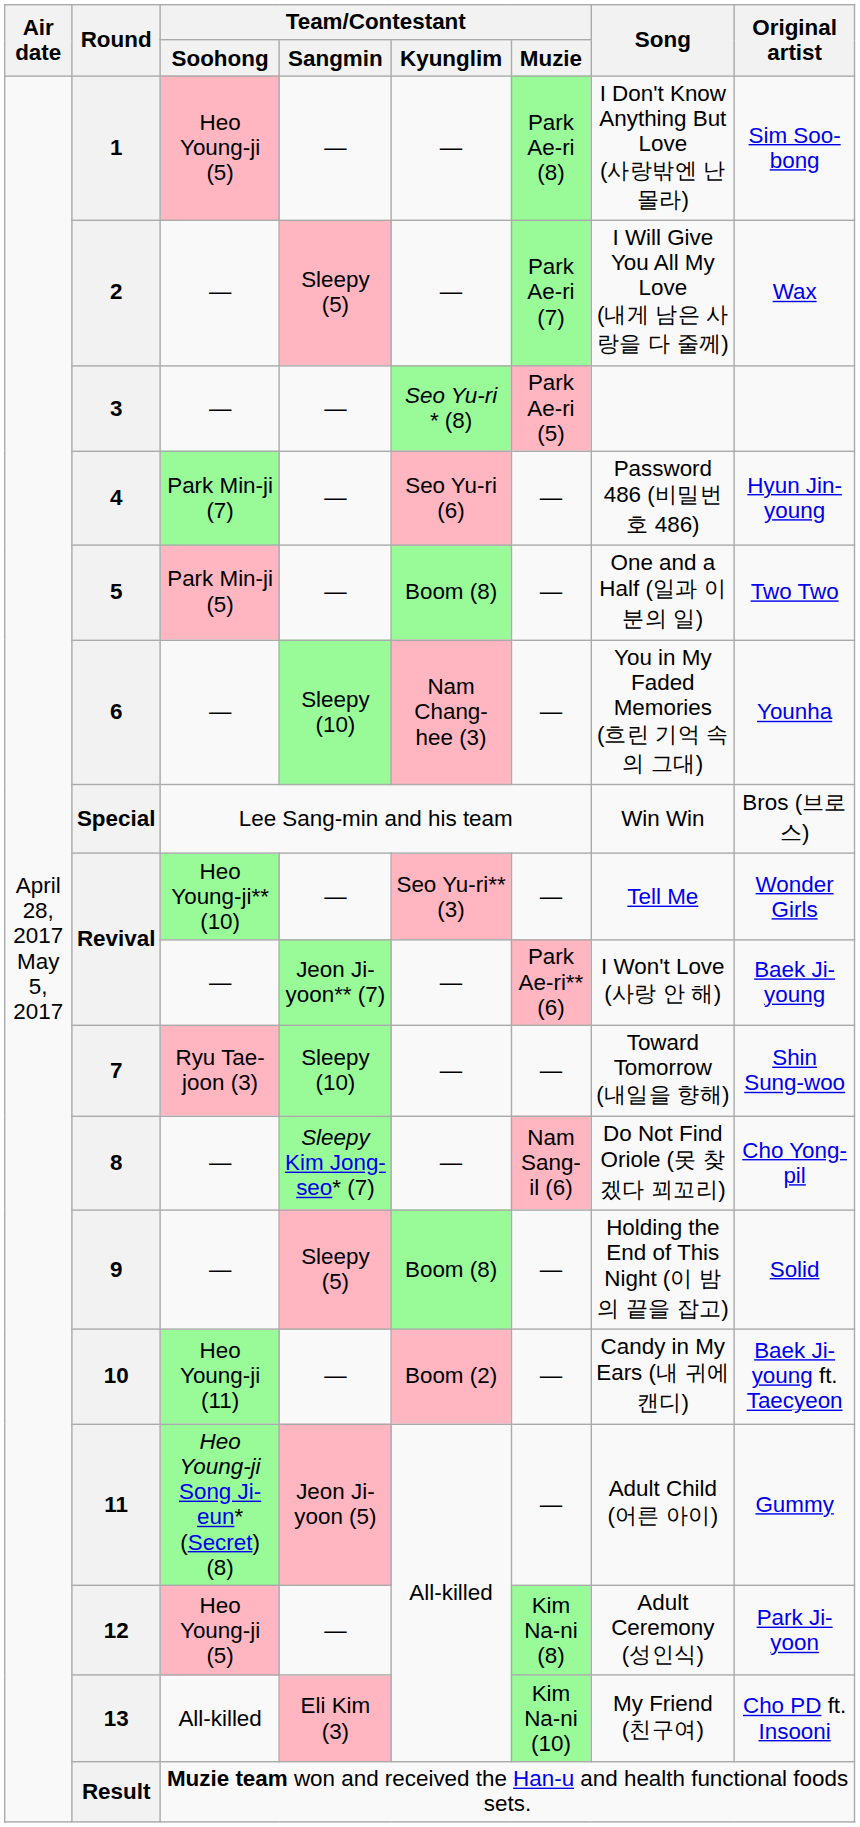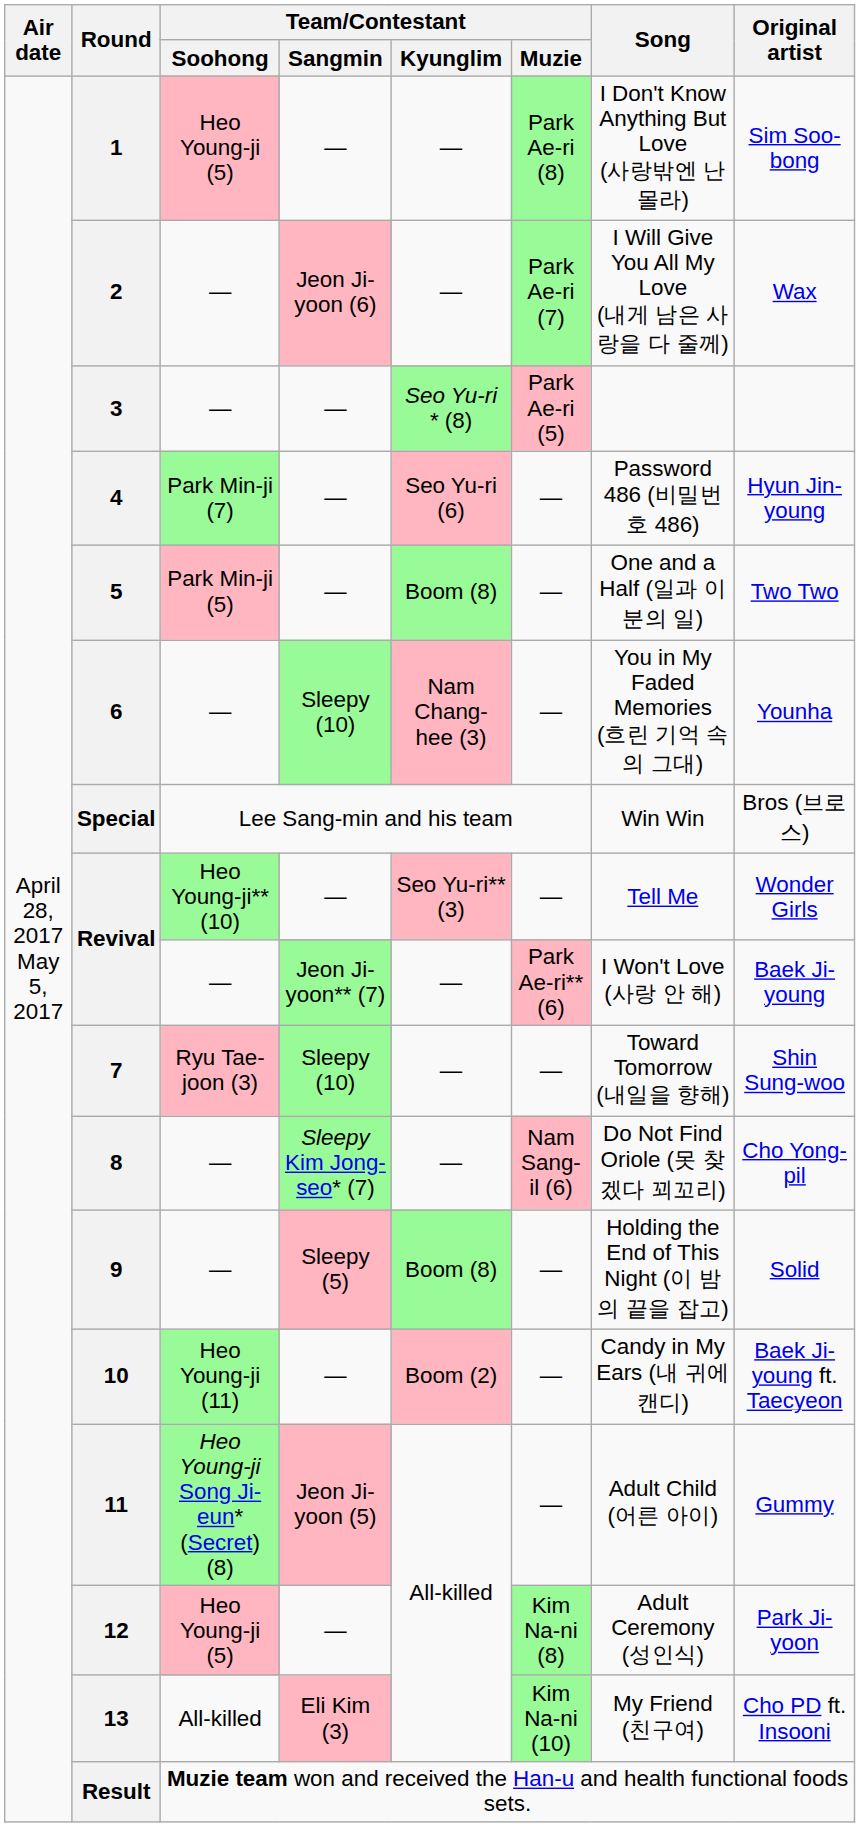(335, 292) Sleepy (5) -> (335, 292) Jeon Ji-yoon (6)
